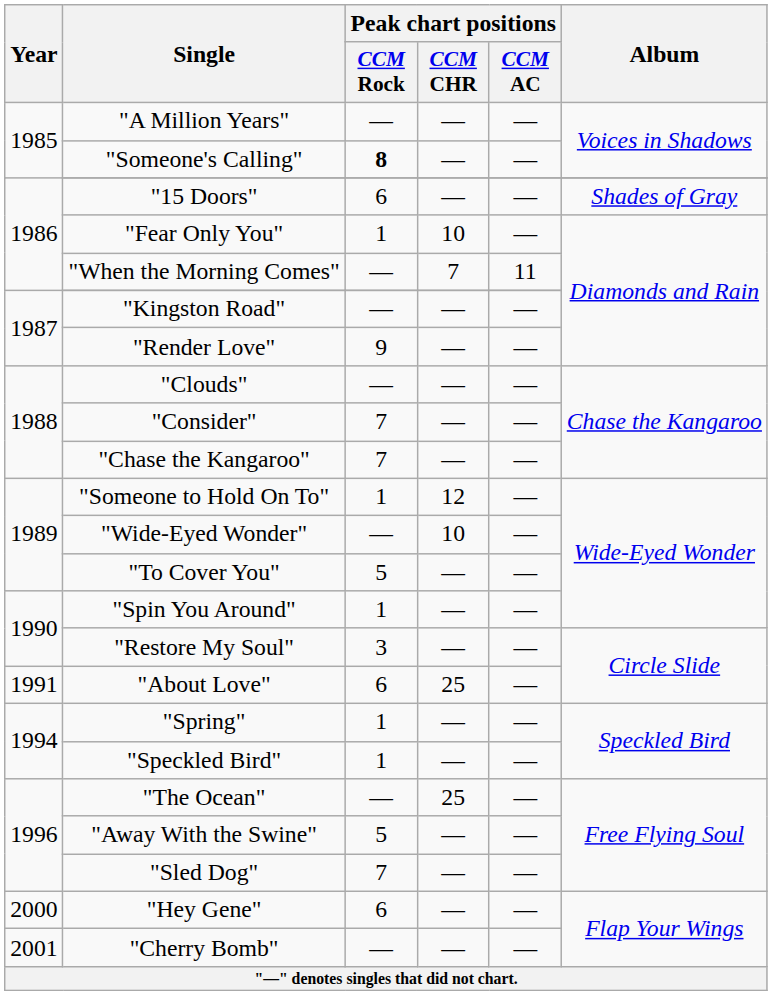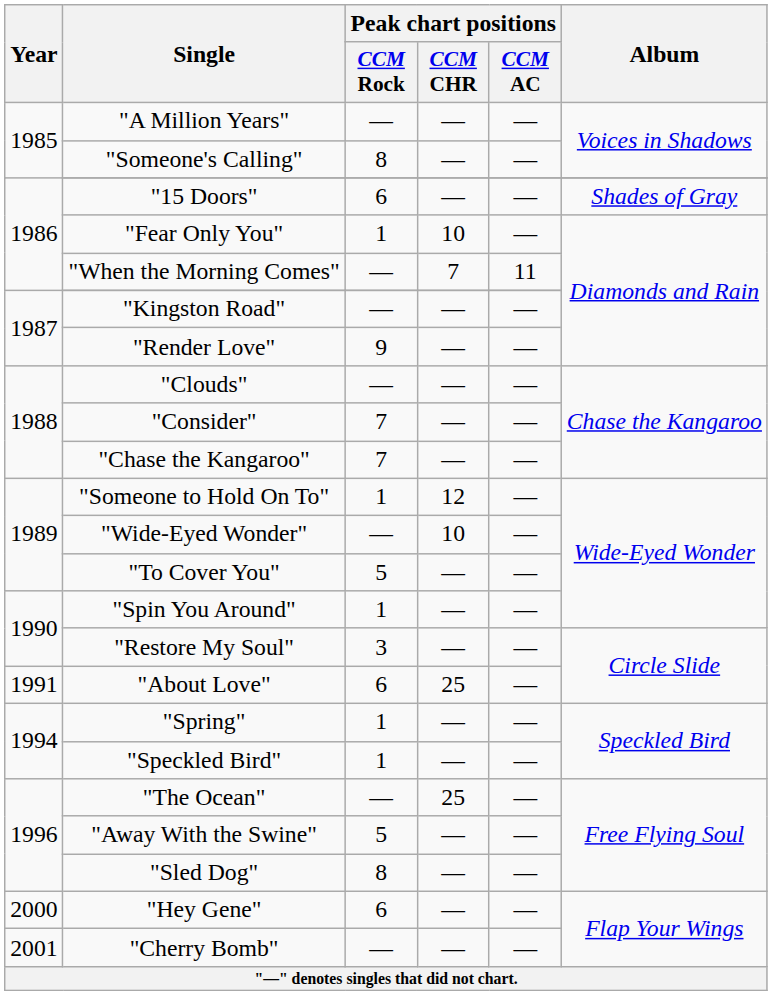(381, 158) bold -> (381, 158) normal
(381, 872) 7 -> (381, 872) 8
